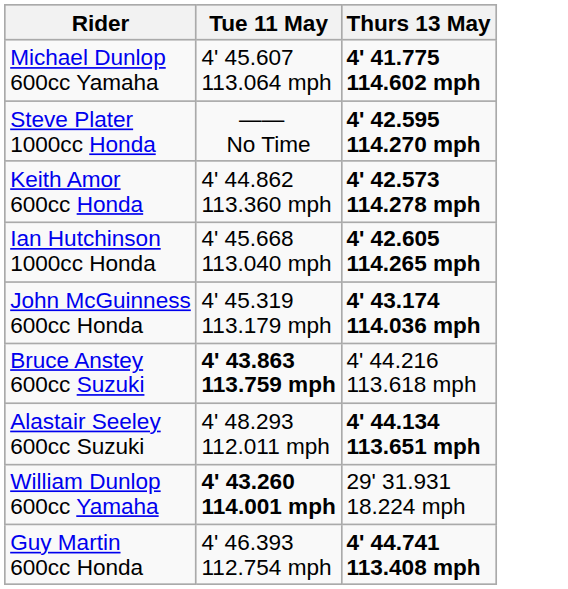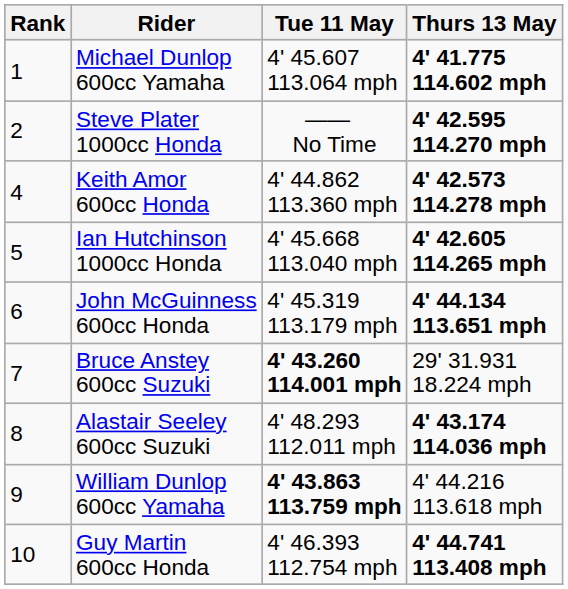+ column: (38, 22)
(414, 312) 4' 43.174 114.036 mph -> (479, 312) 4' 44.134 113.651 mph
(269, 373) 4' 43.863 113.759 mph -> (334, 373) 4' 43.260 114.001 mph
(411, 373) 4' 44.216 113.618 mph -> (472, 373) 29' 31.931 18.224 mph
(414, 433) 4' 44.134 113.651 mph -> (479, 433) 4' 43.174 114.036 mph
(269, 494) 4' 43.260 114.001 mph -> (334, 494) 4' 43.863 113.759 mph
(406, 494) 29' 31.931 18.224 mph -> (477, 494) 4' 44.216 113.618 mph
